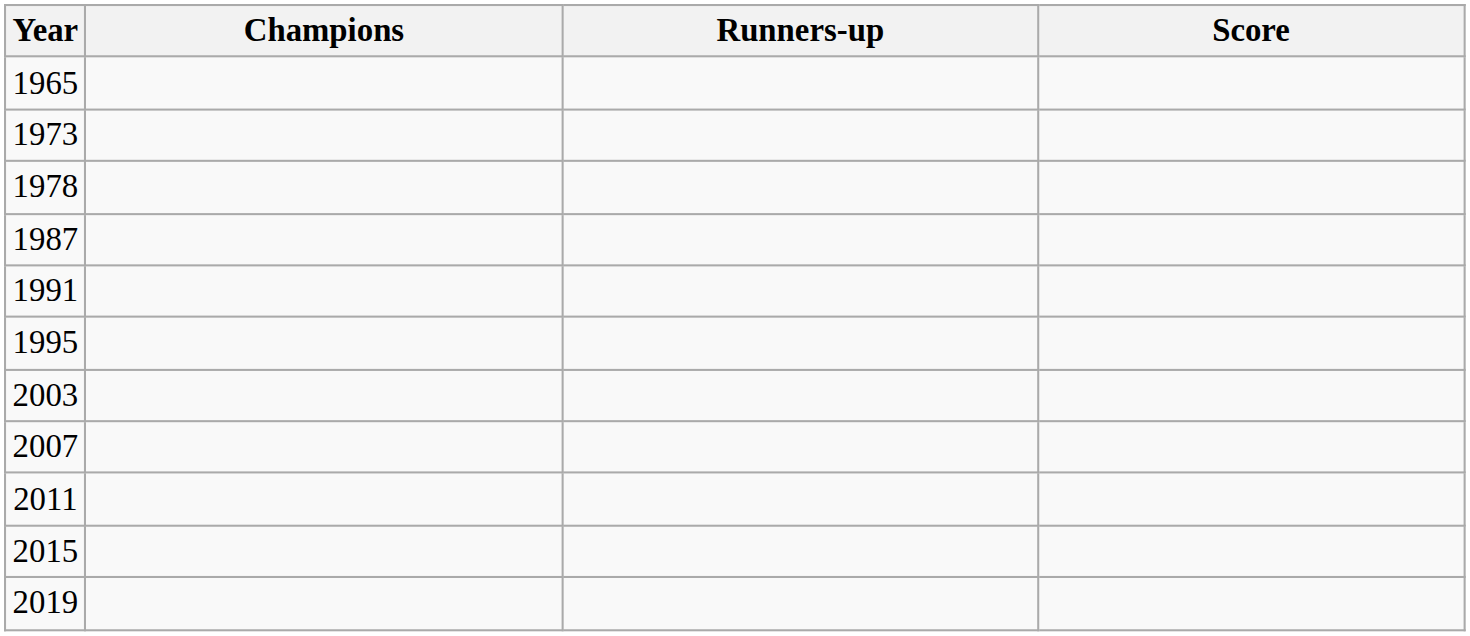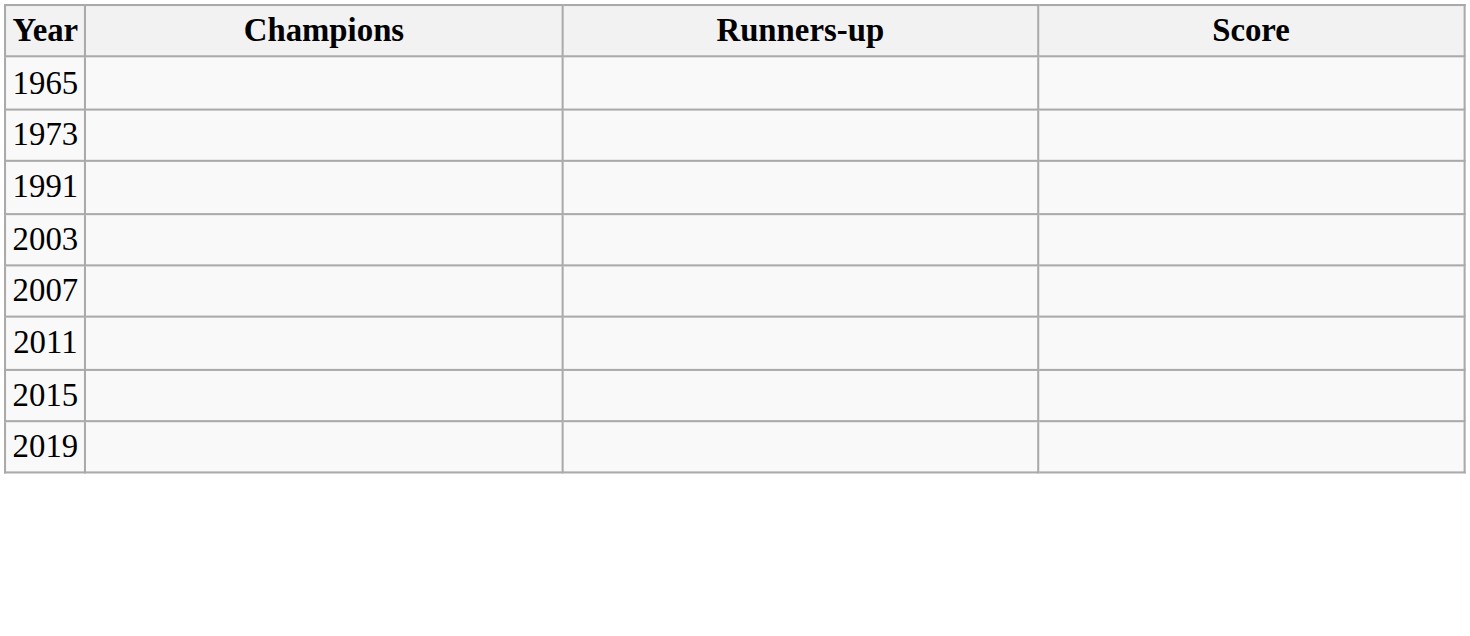- row: (45, 186)
- row: (45, 238)
- row: (45, 342)
